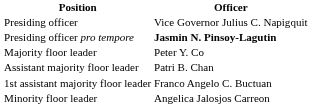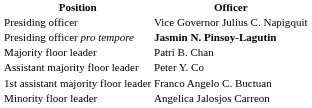(179, 52) Peter Y. Co -> (184, 52) Patri B. Chan
(184, 68) Patri B. Chan -> (179, 68) Peter Y. Co
